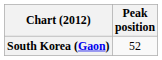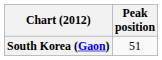(135, 45) 52 -> (135, 45) 51
